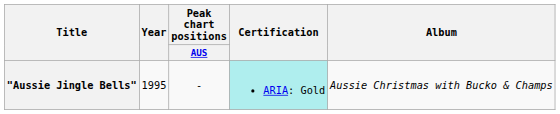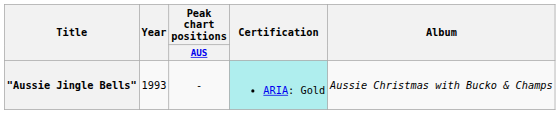(154, 85) 1995 -> (154, 85) 1993
